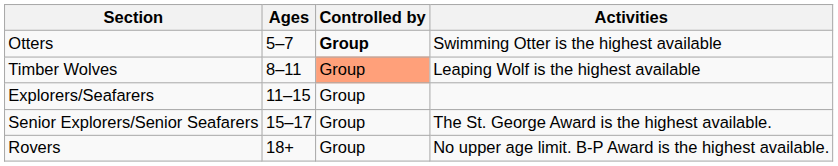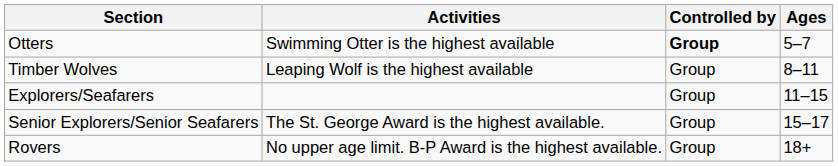columns swapped: (289, 17) <-> (631, 17)
(342, 69) lightsalmon background -> (693, 69) no background
